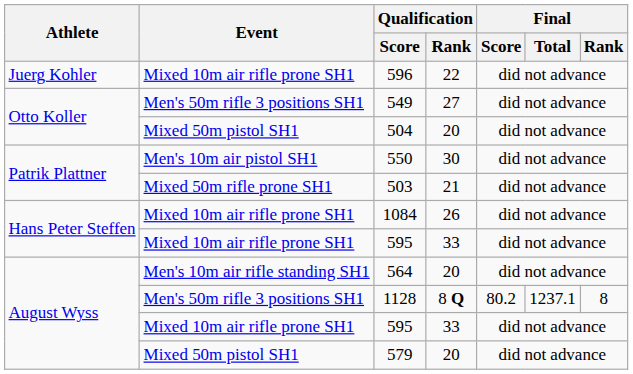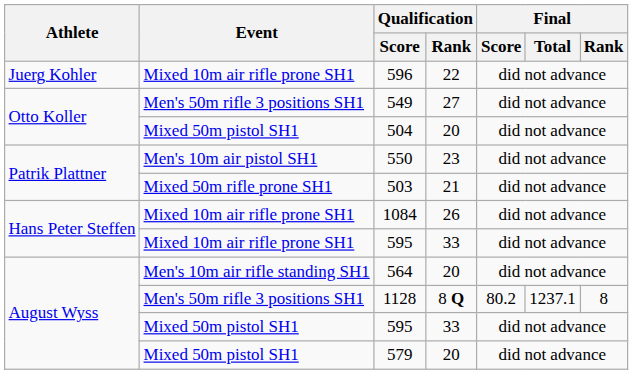(451, 159) 30 -> (451, 159) 23
(249, 327) Mixed 10m air rifle prone SH1 -> (221, 327) Mixed 50m pistol SH1
